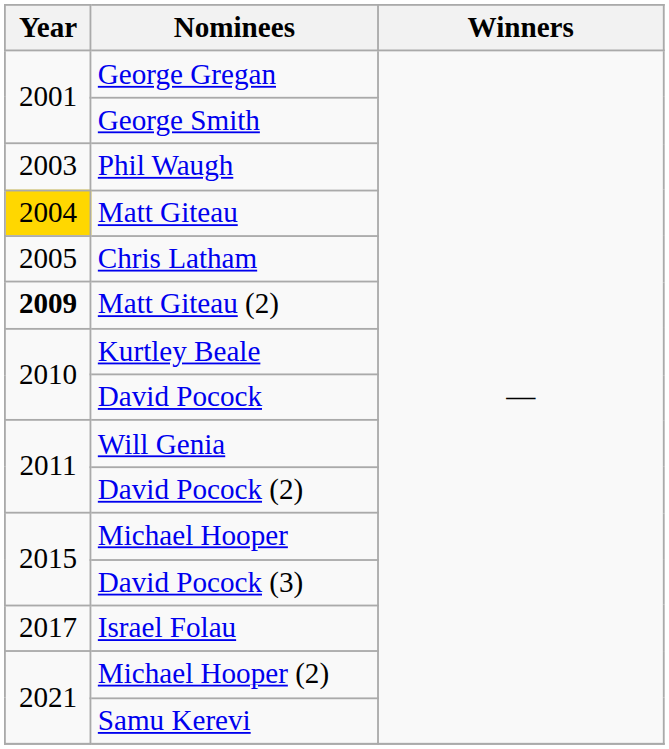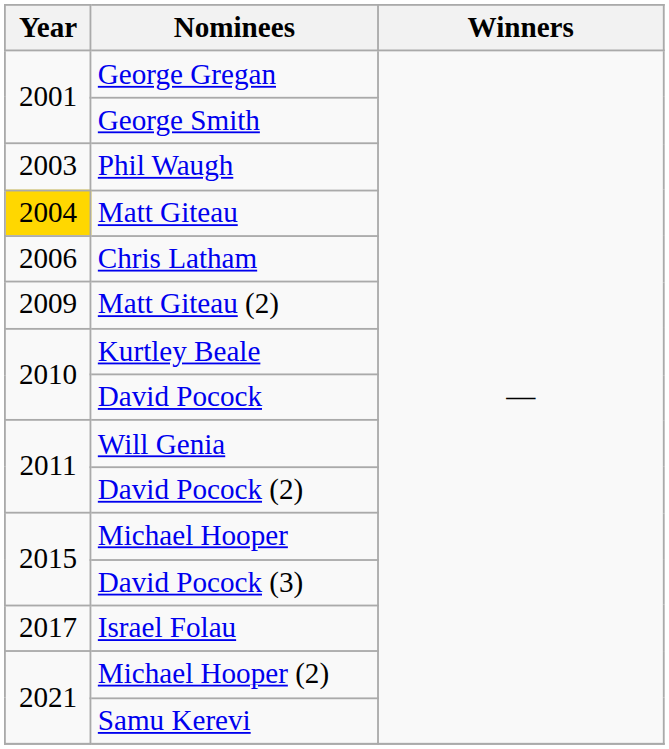(48, 258) 2005 -> (48, 258) 2006
(48, 304) bold -> (48, 304) normal
